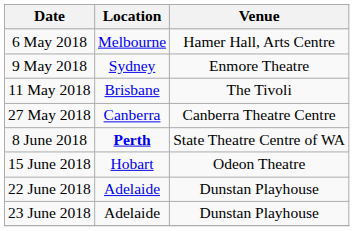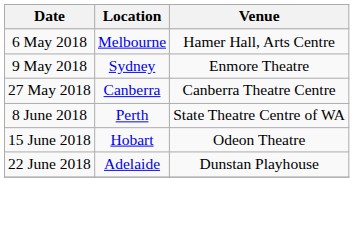- row: (49, 90)
(132, 139) bold -> (132, 115) normal
- row: (49, 213)
